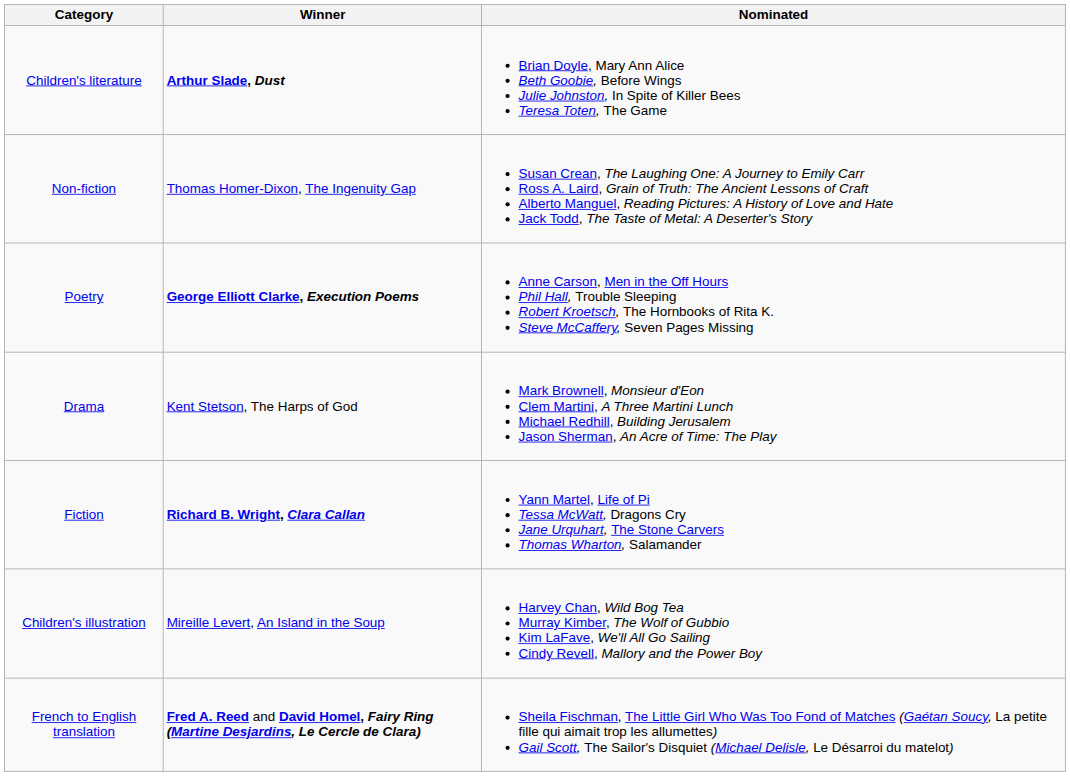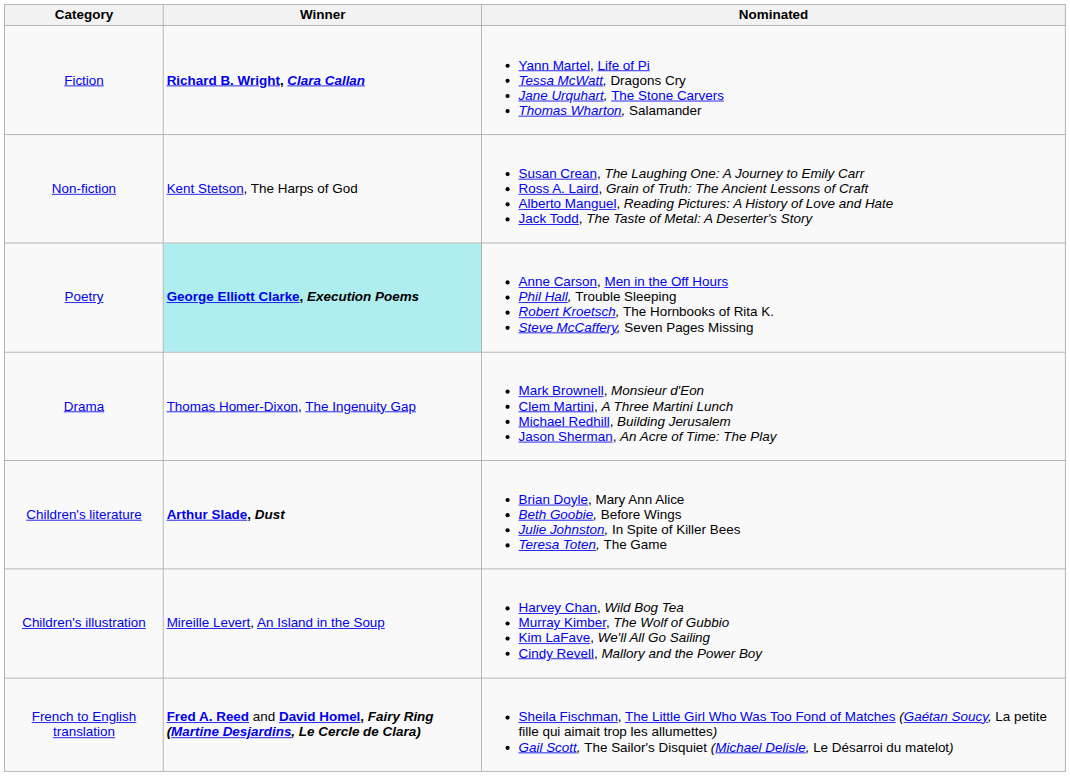rows swapped: (84, 514) <-> (84, 80)
(291, 188) Thomas Homer-Dixon, The Ingenuity Gap -> (262, 188) Kent Stetson, The Harps of God
(293, 297) no background -> (293, 297) paleturquoise background
(262, 406) Kent Stetson, The Harps of God -> (291, 406) Thomas Homer-Dixon, The Ingenuity Gap
